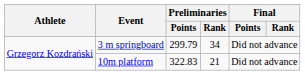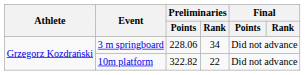(183, 45) 299.79 -> (183, 45) 228.06
(183, 62) 322.83 -> (183, 62) 322.82
(215, 62) 21 -> (215, 62) 22
